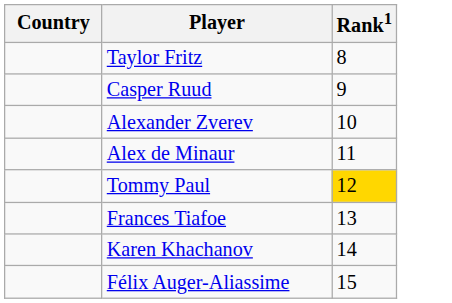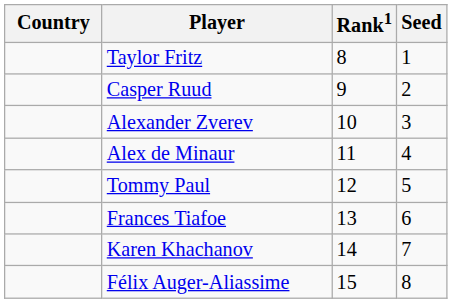+ column: (421, 23)
(347, 185) gold background -> (347, 185) no background
